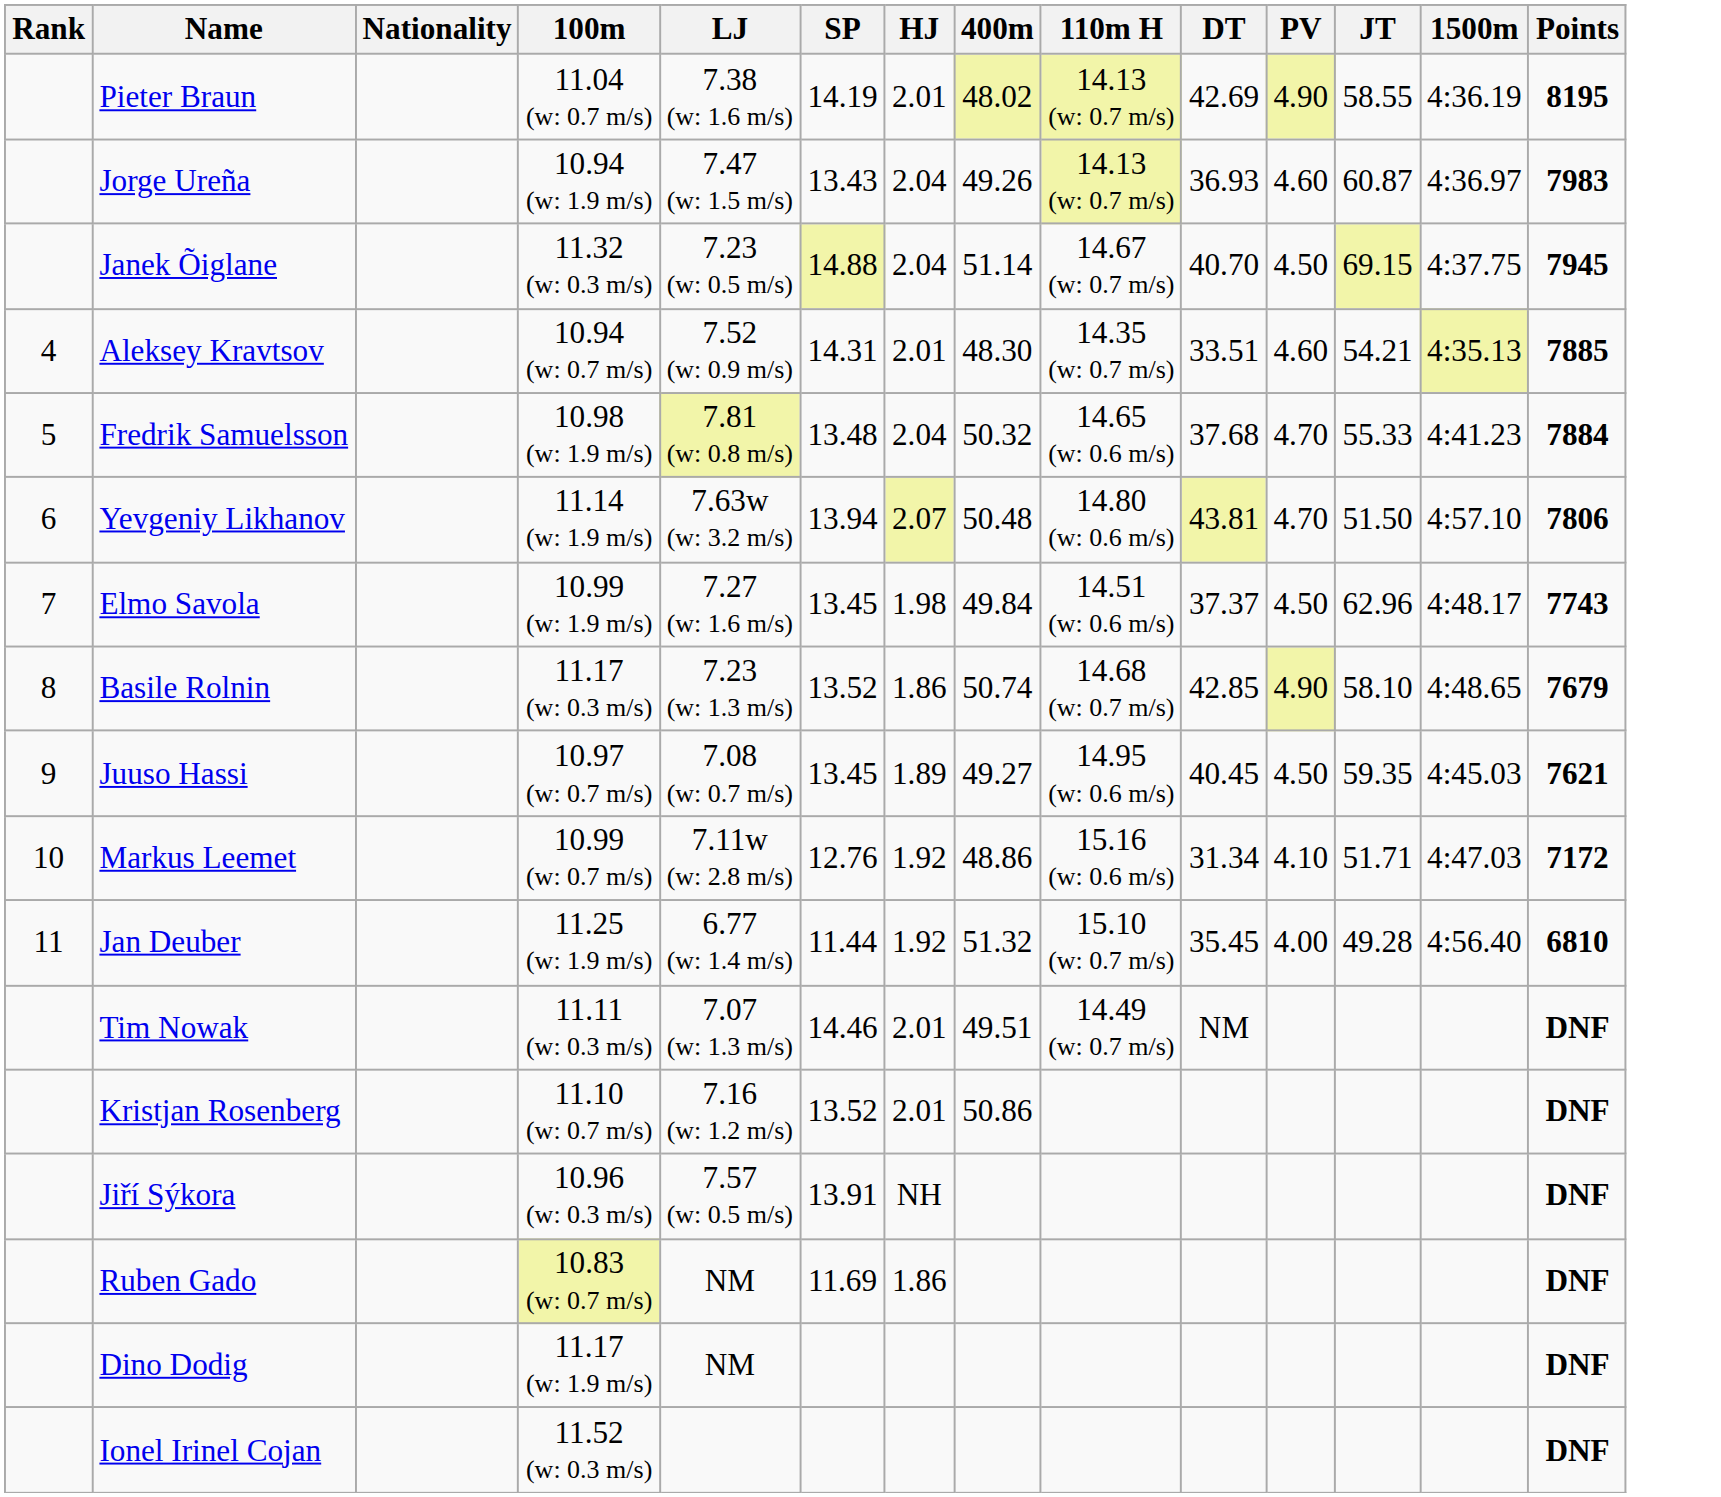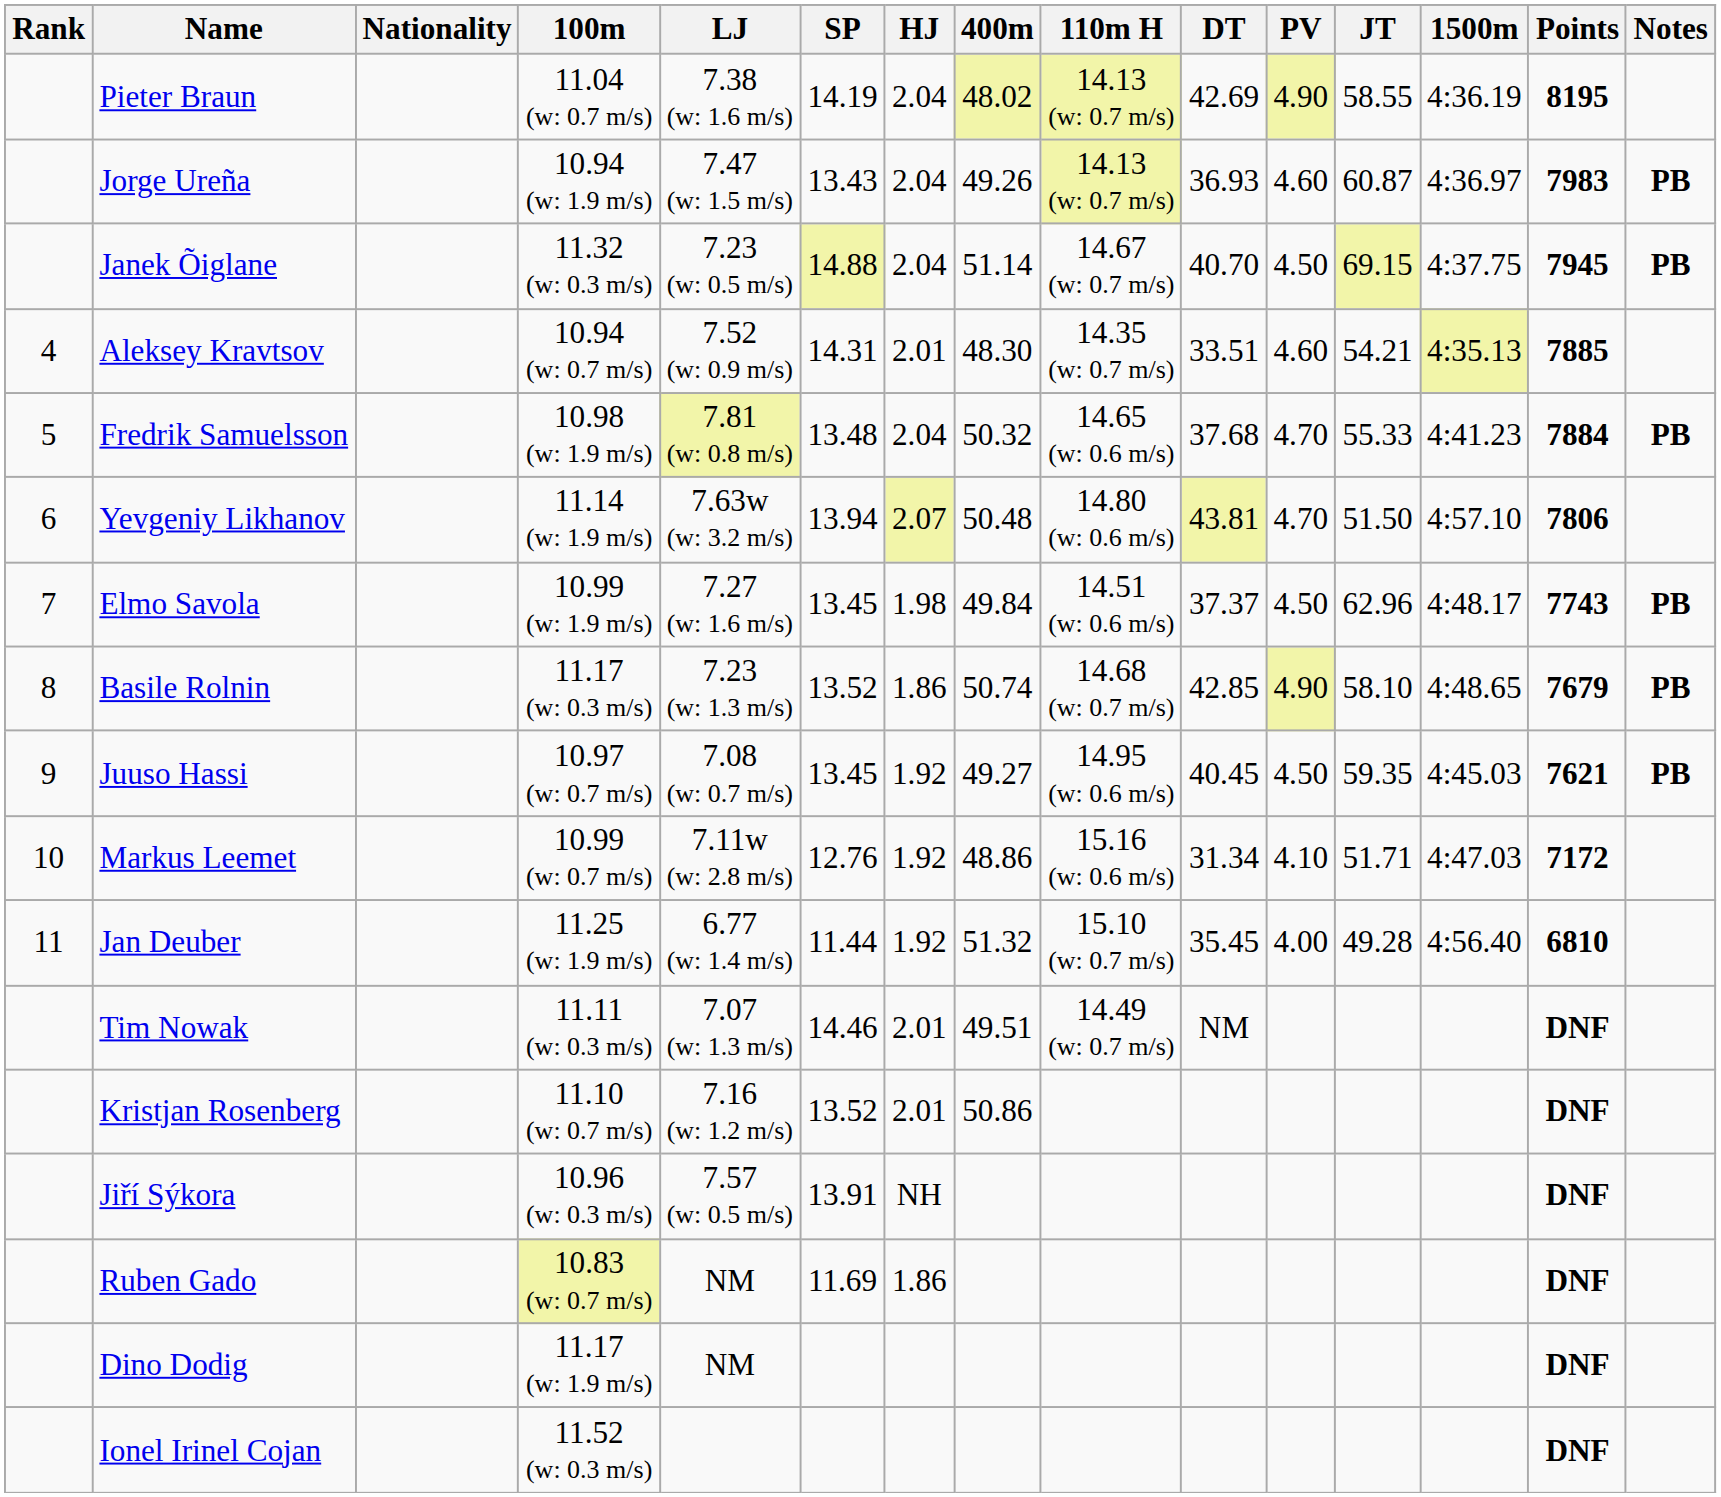+ column: (1671, 29)
(919, 96) 2.01 -> (919, 96) 2.04
(919, 772) 1.89 -> (919, 772) 1.92
